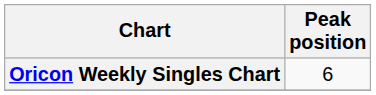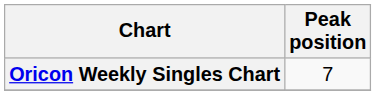(328, 74) 6 -> (328, 74) 7
